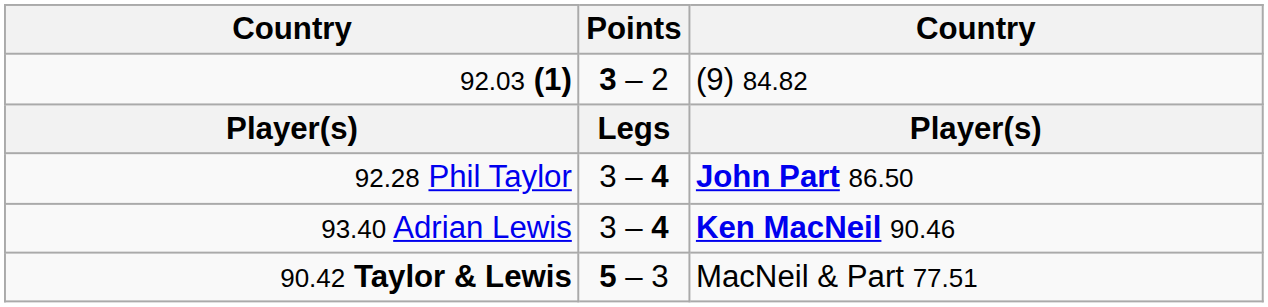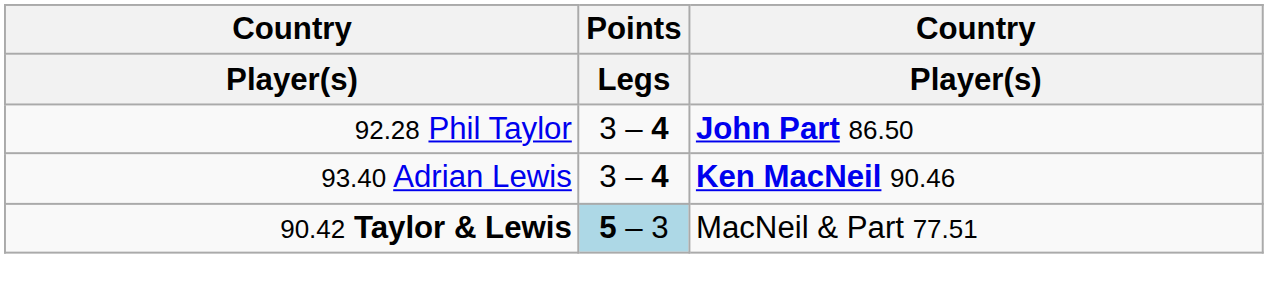- row: (516, 78)
(634, 276) no background -> (634, 227) lightblue background
